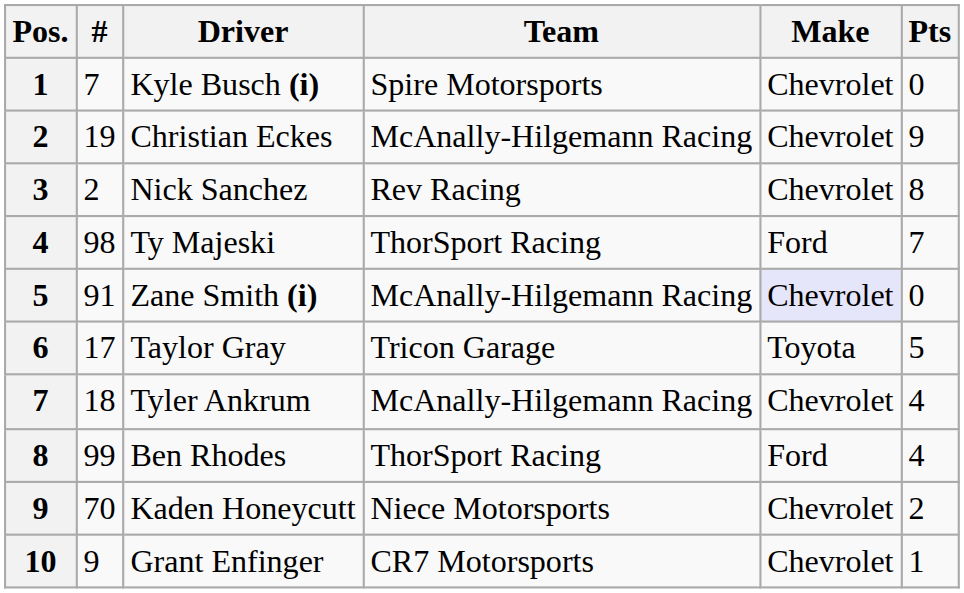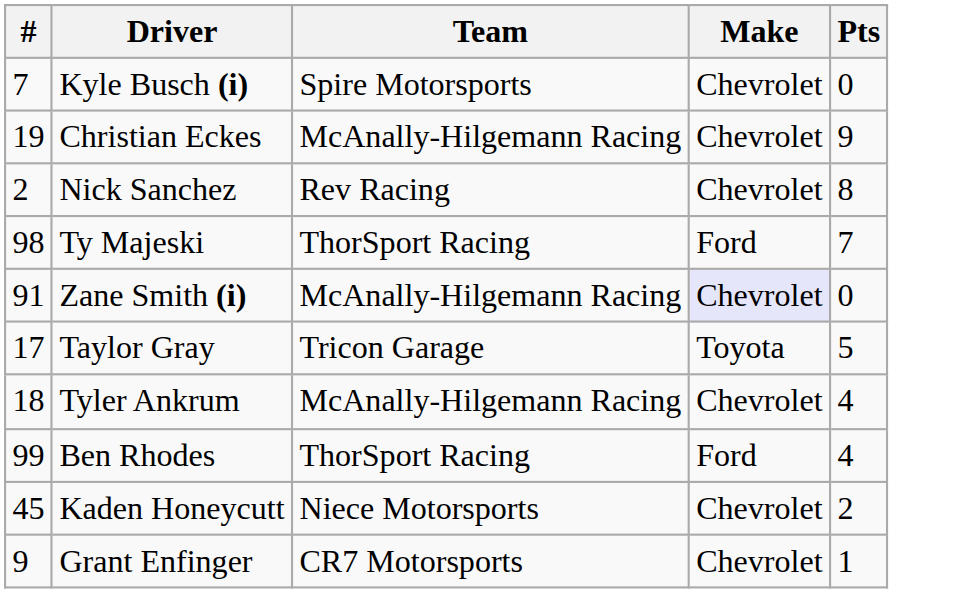- column: (41, 31)
(100, 507) 70 -> (29, 507) 45
